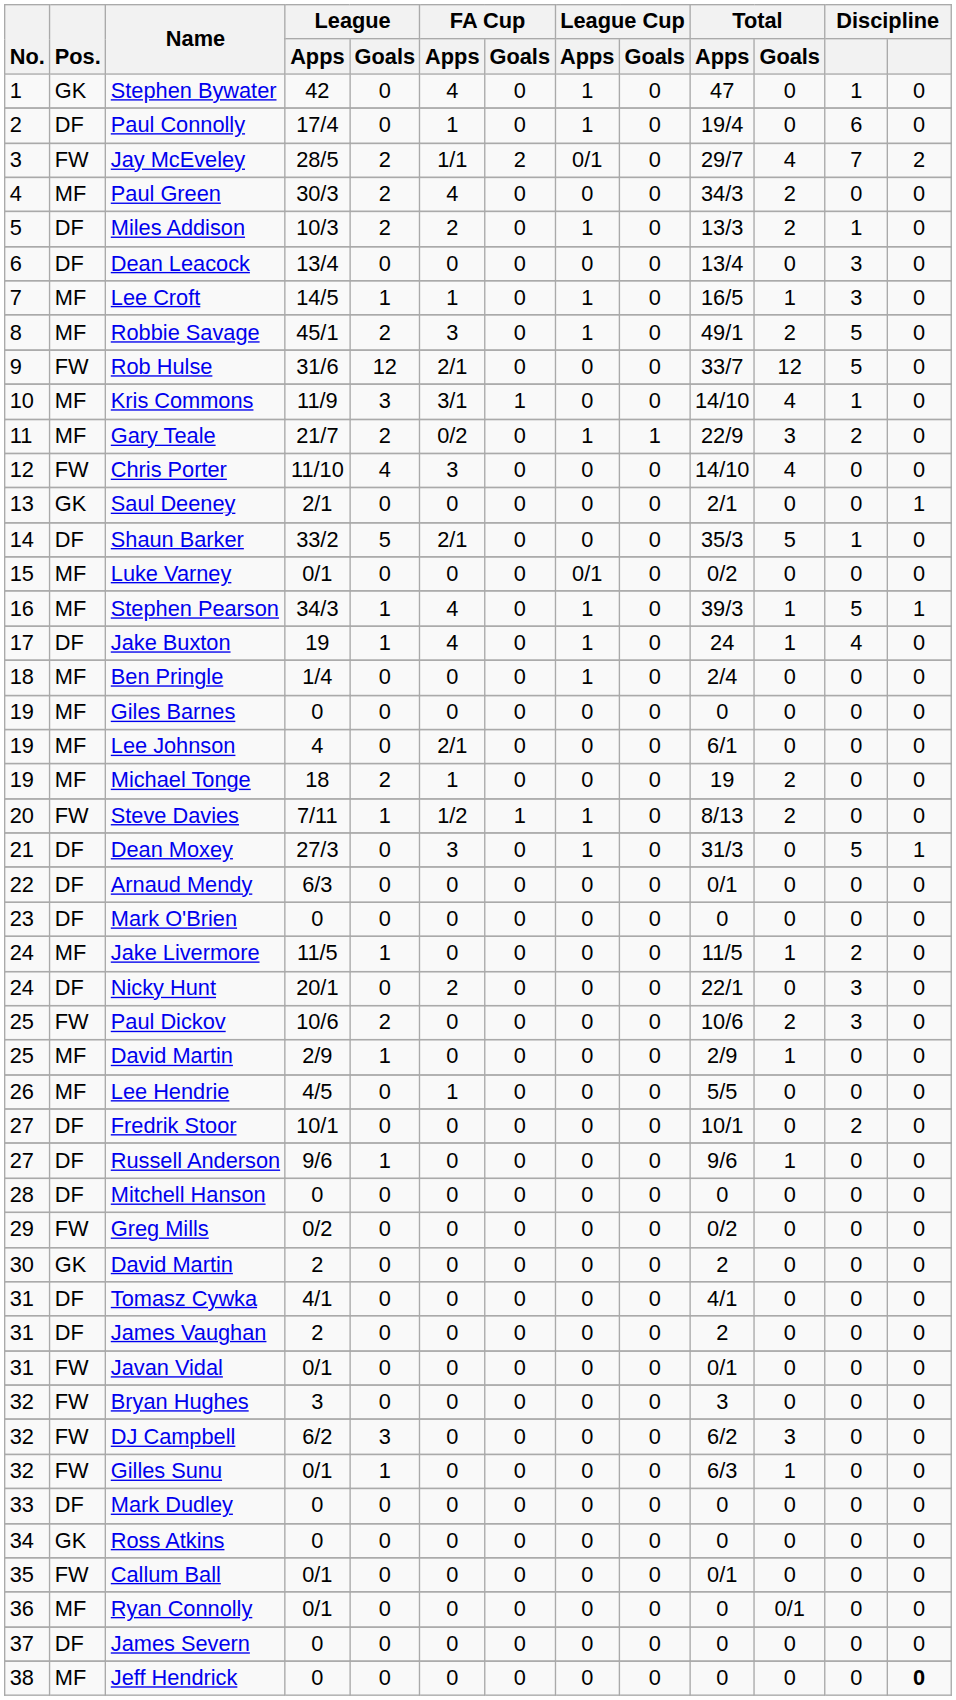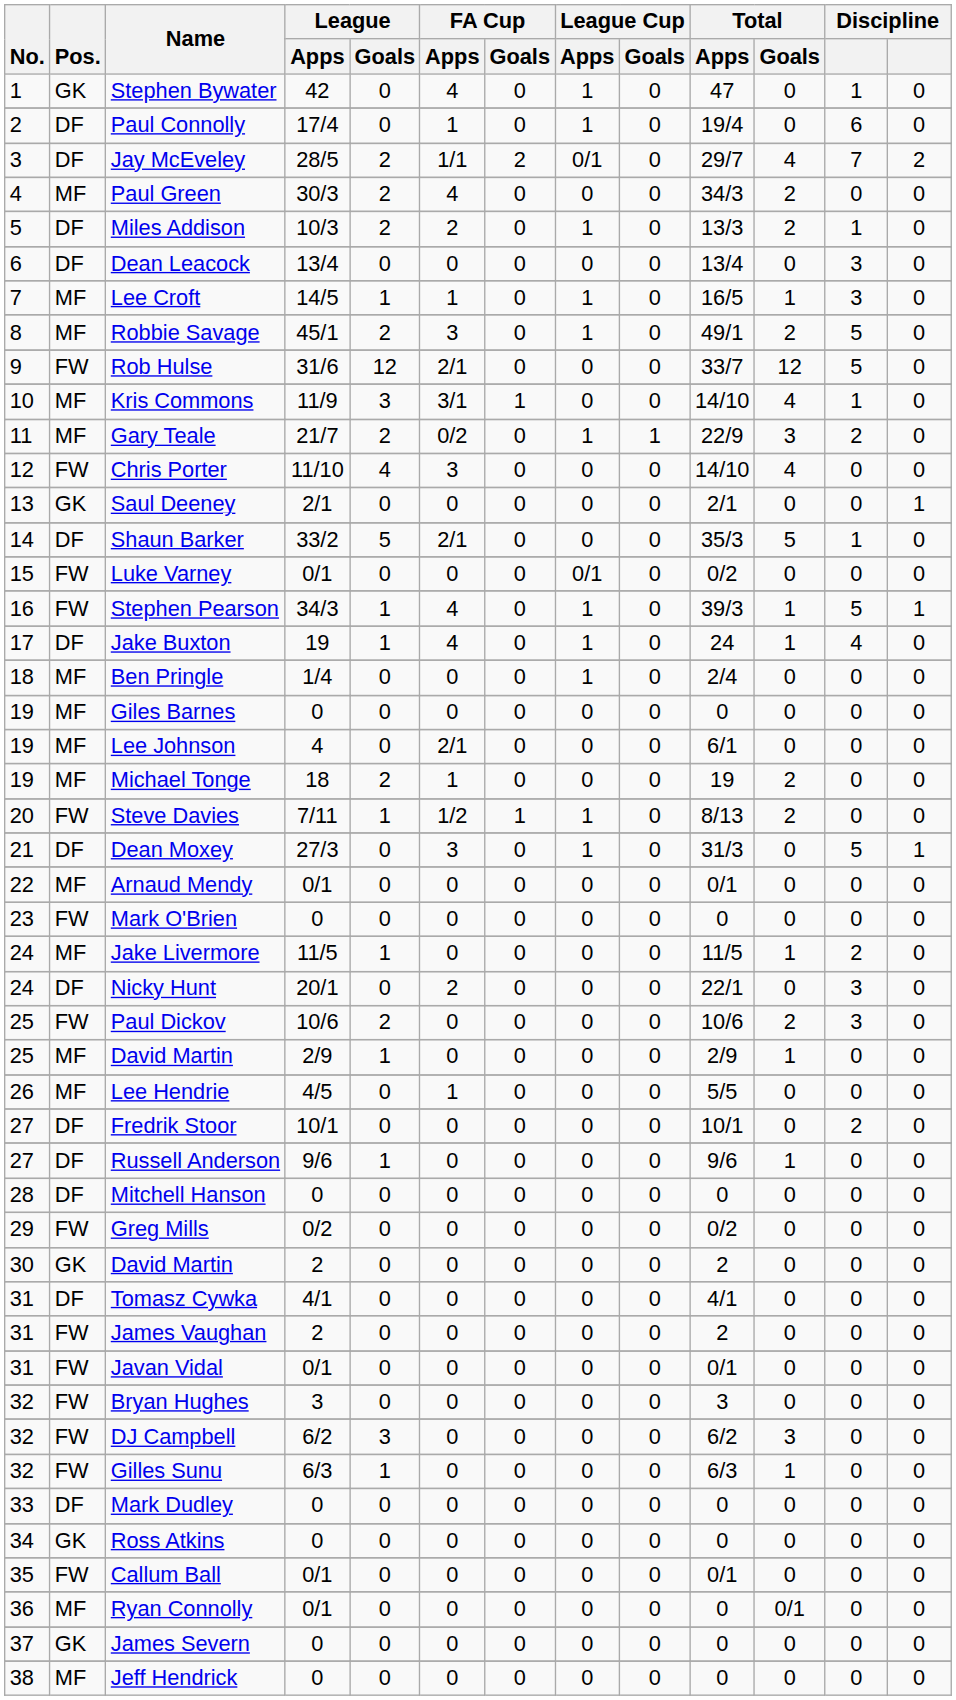(72, 159) FW -> (69, 159) DF
(71, 573) MF -> (72, 573) FW
(71, 608) MF -> (72, 608) FW
(69, 884) DF -> (71, 884) MF
(317, 884) 6/3 -> (317, 884) 0/1
(69, 919) DF -> (72, 919) FW
(69, 1333) DF -> (72, 1333) FW
(317, 1471) 0/1 -> (317, 1471) 6/3
(69, 1643) DF -> (71, 1643) GK
(919, 1678) bold -> (919, 1678) normal
